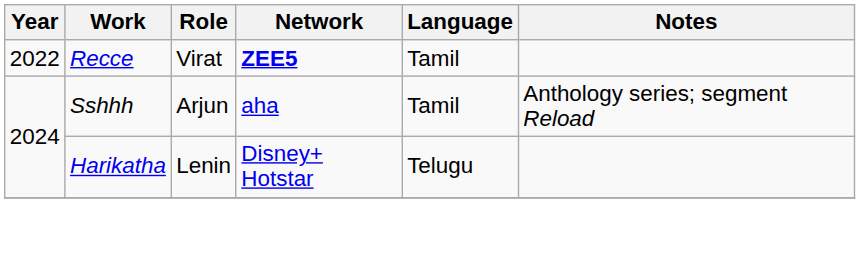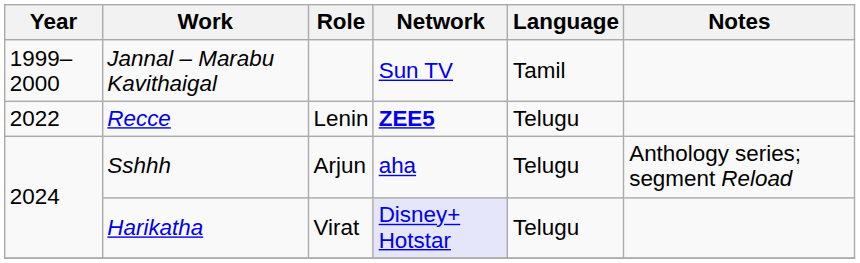+ row: (191, 70)
(199, 57) Virat -> (341, 118) Lenin
(433, 57) Tamil -> (546, 118) Telugu
(433, 105) Tamil -> (546, 166) Telugu
(204, 166) Lenin -> (336, 227) Virat
(282, 166) no background -> (419, 227) lavender background
